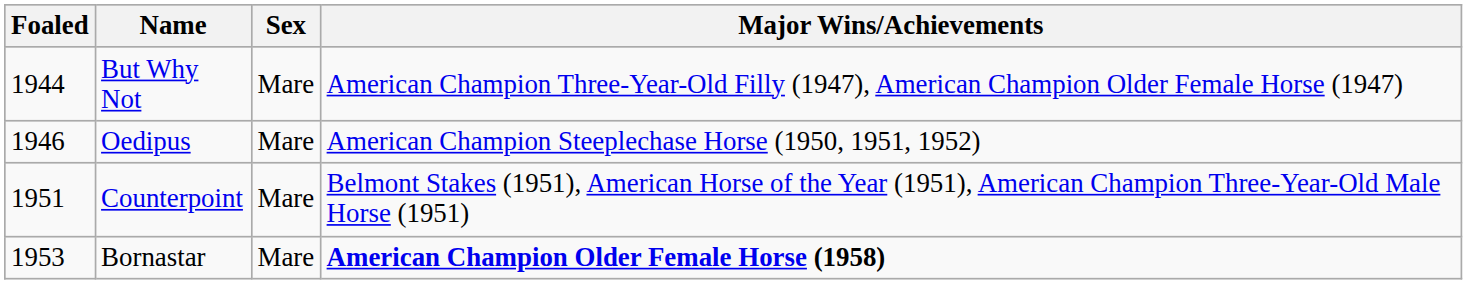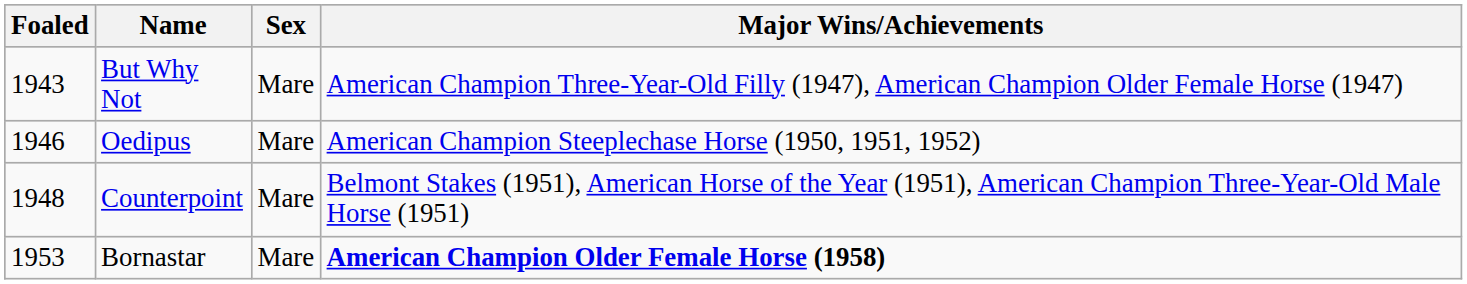(38, 83) 1944 -> (38, 83) 1943
(38, 199) 1951 -> (38, 199) 1948
